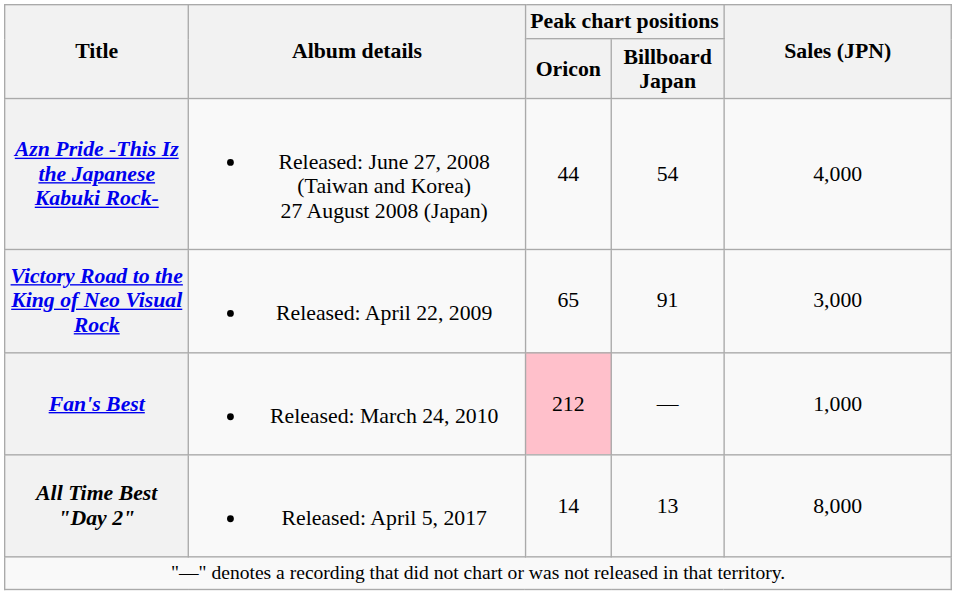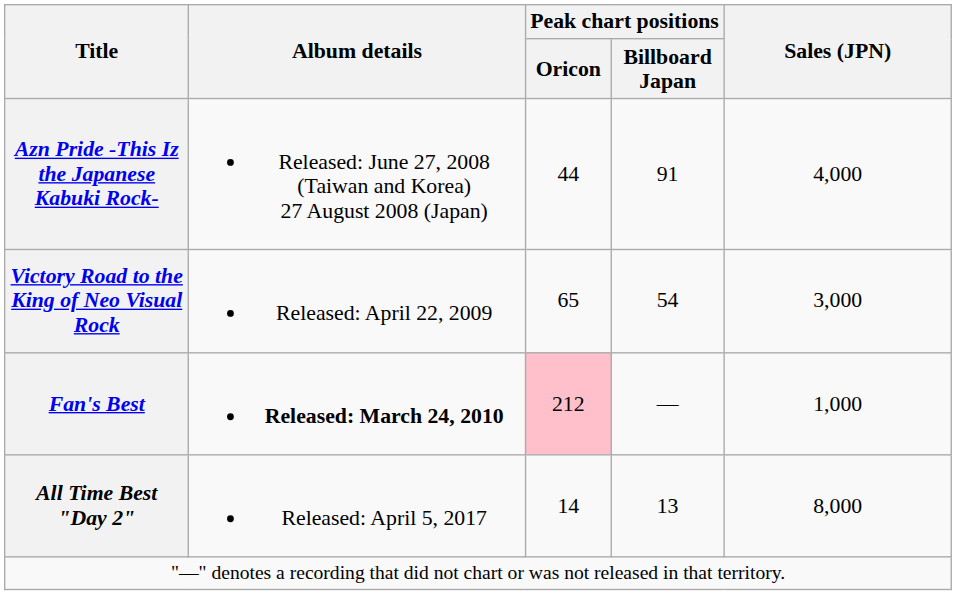(668, 173) 54 -> (668, 173) 91
(668, 300) 91 -> (668, 300) 54
(357, 416) normal -> (357, 416) bold
